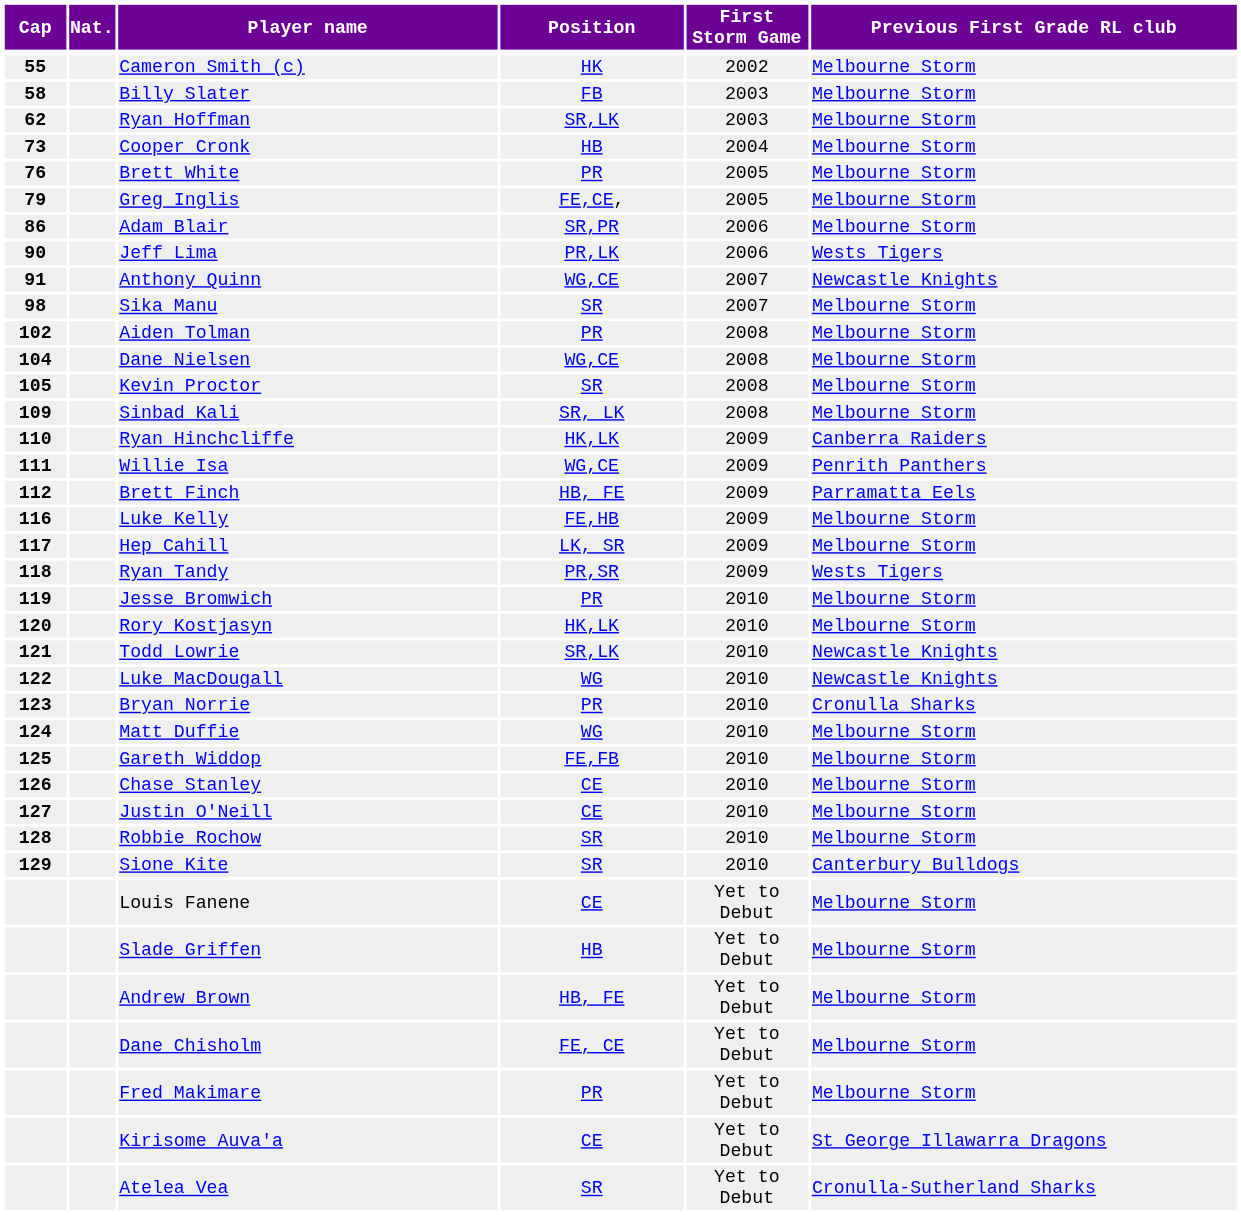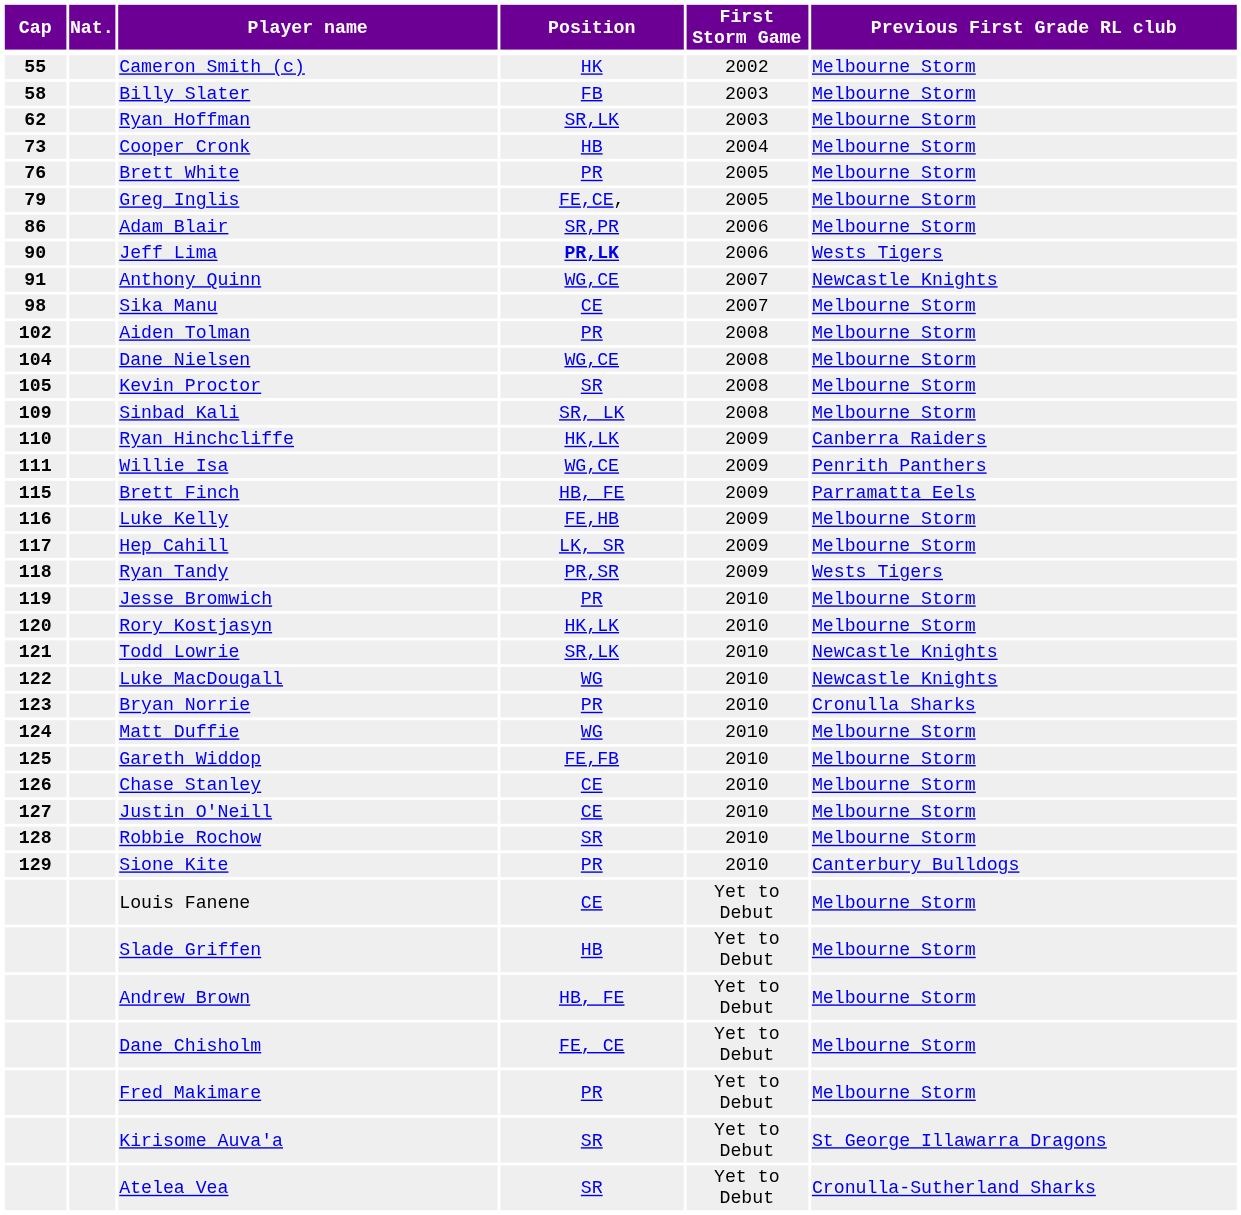(592, 253) normal -> (592, 253) bold
(592, 306) SR -> (592, 306) CE
(35, 493) 112 -> (35, 493) 115
(592, 865) SR -> (592, 865) PR
(592, 1140) CE -> (592, 1140) SR
